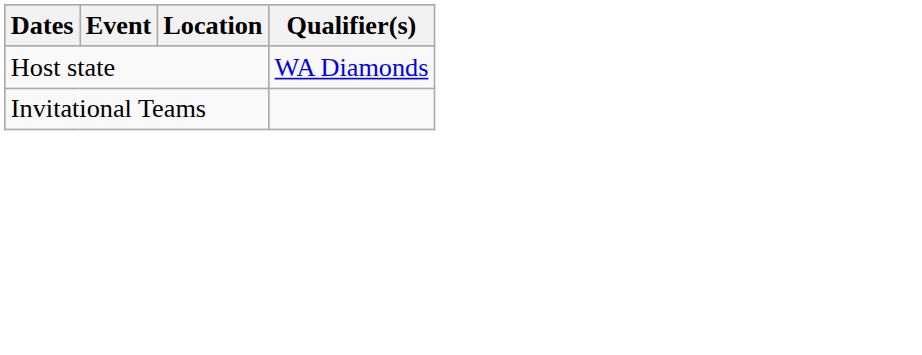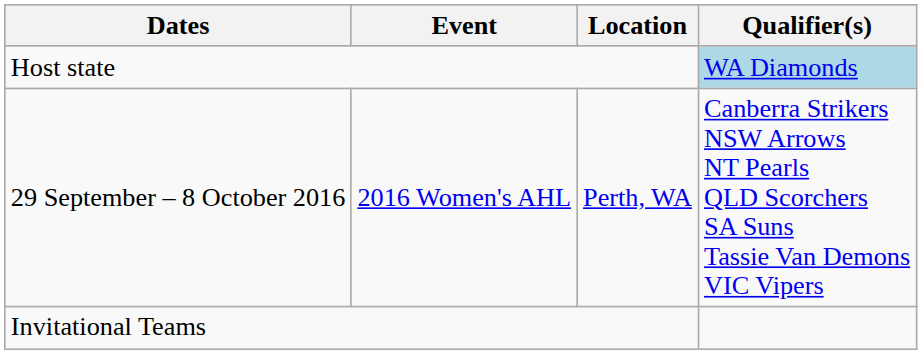(351, 66) no background -> (781, 66) lightblue background
+ row: (178, 197)
